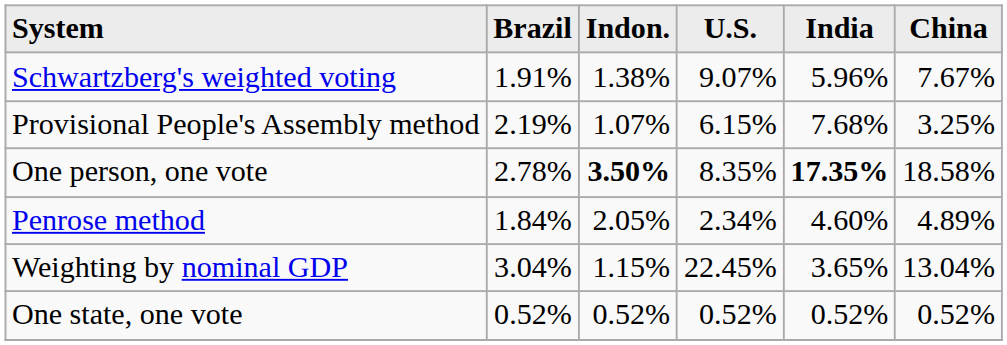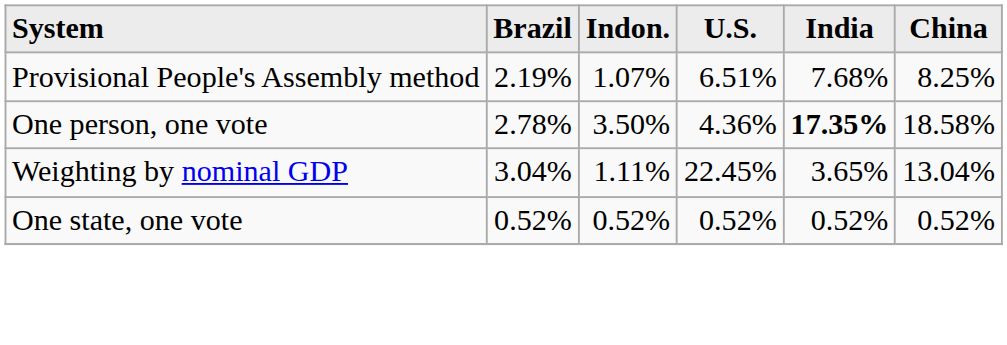- row: (204, 76)
(738, 124) 6.15% -> (738, 76) 6.51%
(956, 124) 3.25% -> (956, 76) 8.25%
(629, 171) bold -> (631, 124) normal
(738, 171) 8.35% -> (738, 124) 4.36%
- row: (108, 219)
(631, 267) 1.15% -> (632, 171) 1.11%
